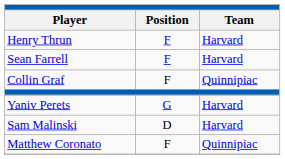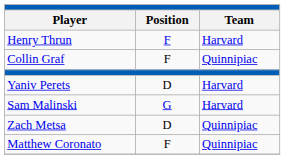- row: (38, 59)
(167, 105) G -> (167, 85) D
(167, 124) D -> (167, 105) G
+ row: (37, 124)
